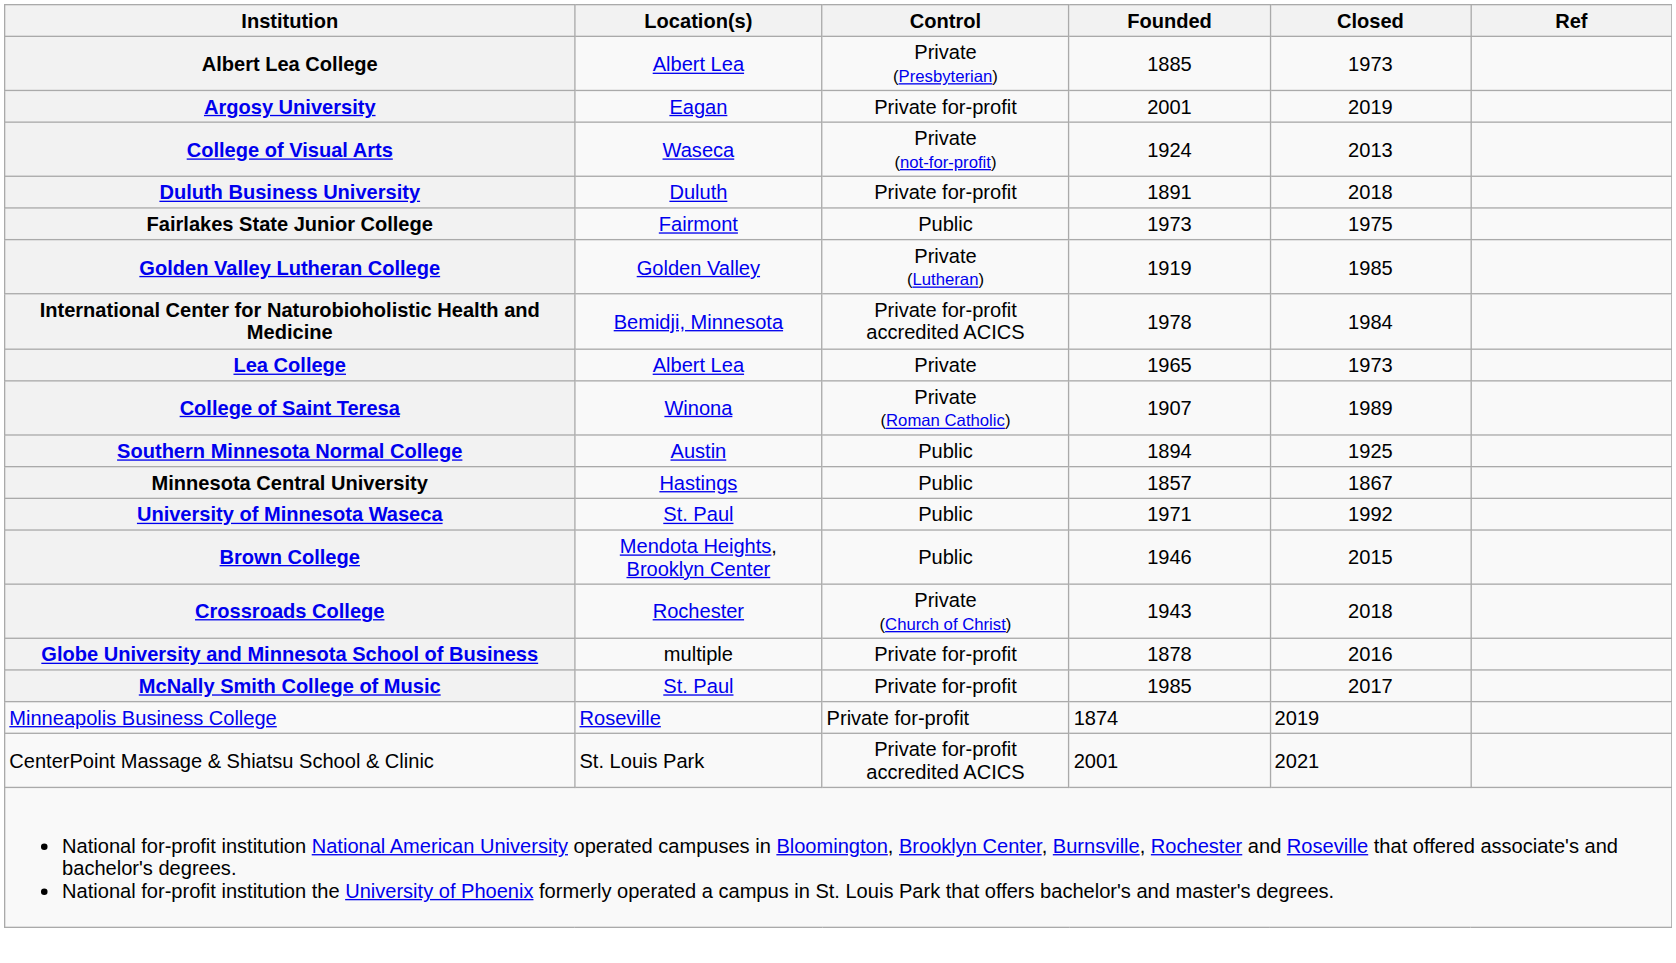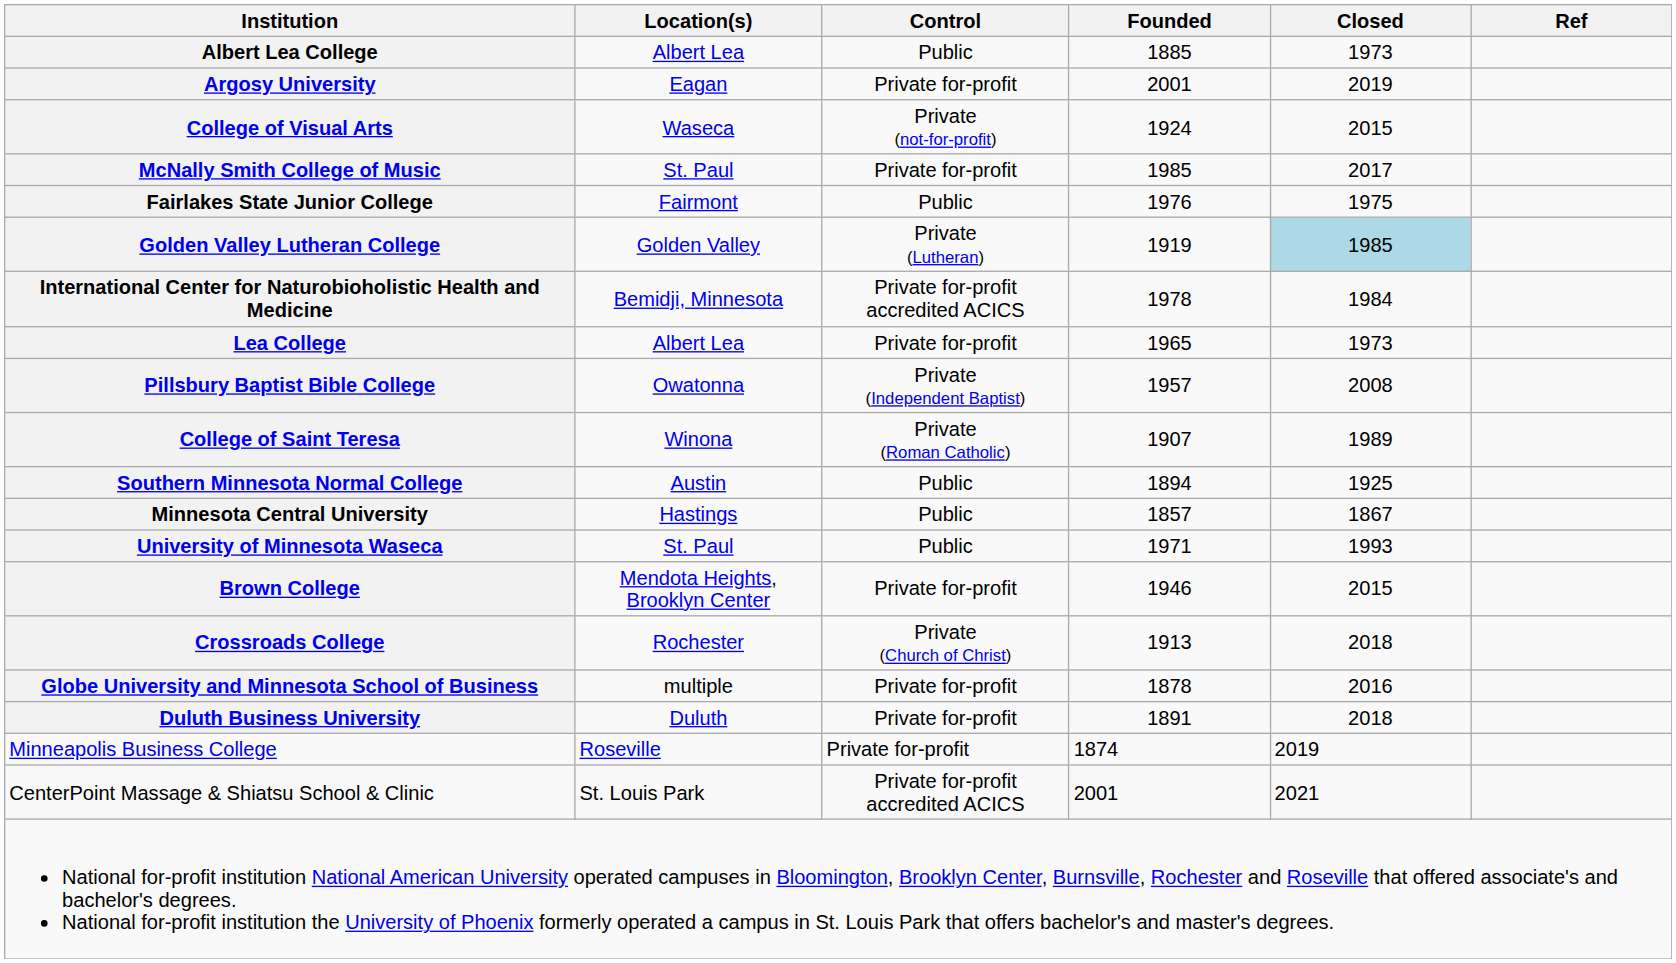(945, 64) Private (Presbyterian) -> (945, 52) Public
(1370, 150) 2013 -> (1370, 127) 2015
rows swapped: (290, 193) <-> (290, 686)
(1169, 224) 1973 -> (1169, 202) 1976
(1370, 267) no background -> (1370, 245) lightblue background
(945, 365) Private -> (945, 342) Private for-profit
+ row: (290, 385)
(1370, 514) 1992 -> (1370, 546) 1993
(945, 557) Public -> (945, 589) Private for-profit
(1169, 611) 1943 -> (1169, 643) 1913
